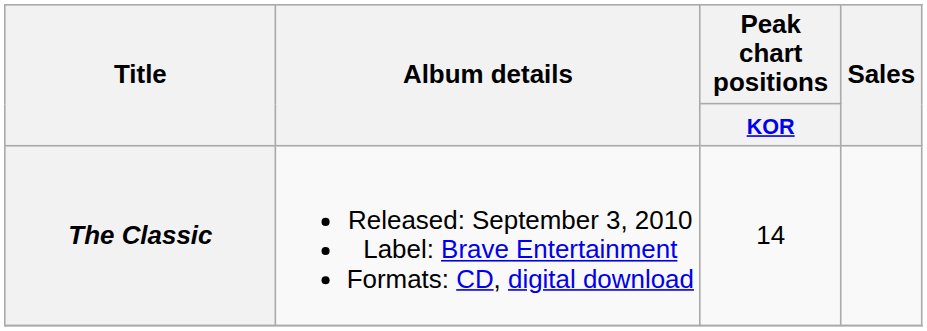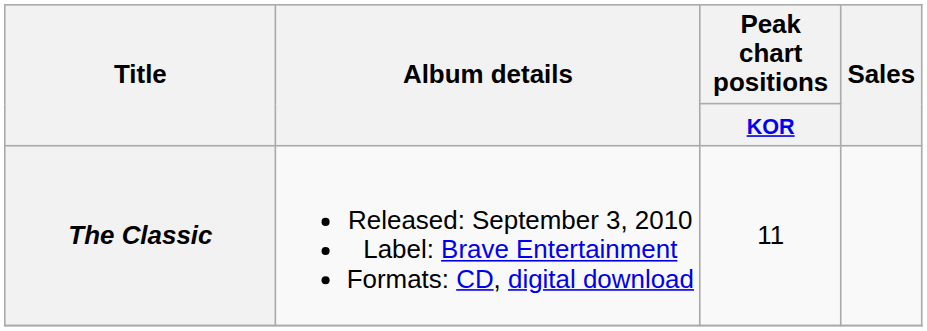(771, 235) 14 -> (771, 235) 11
